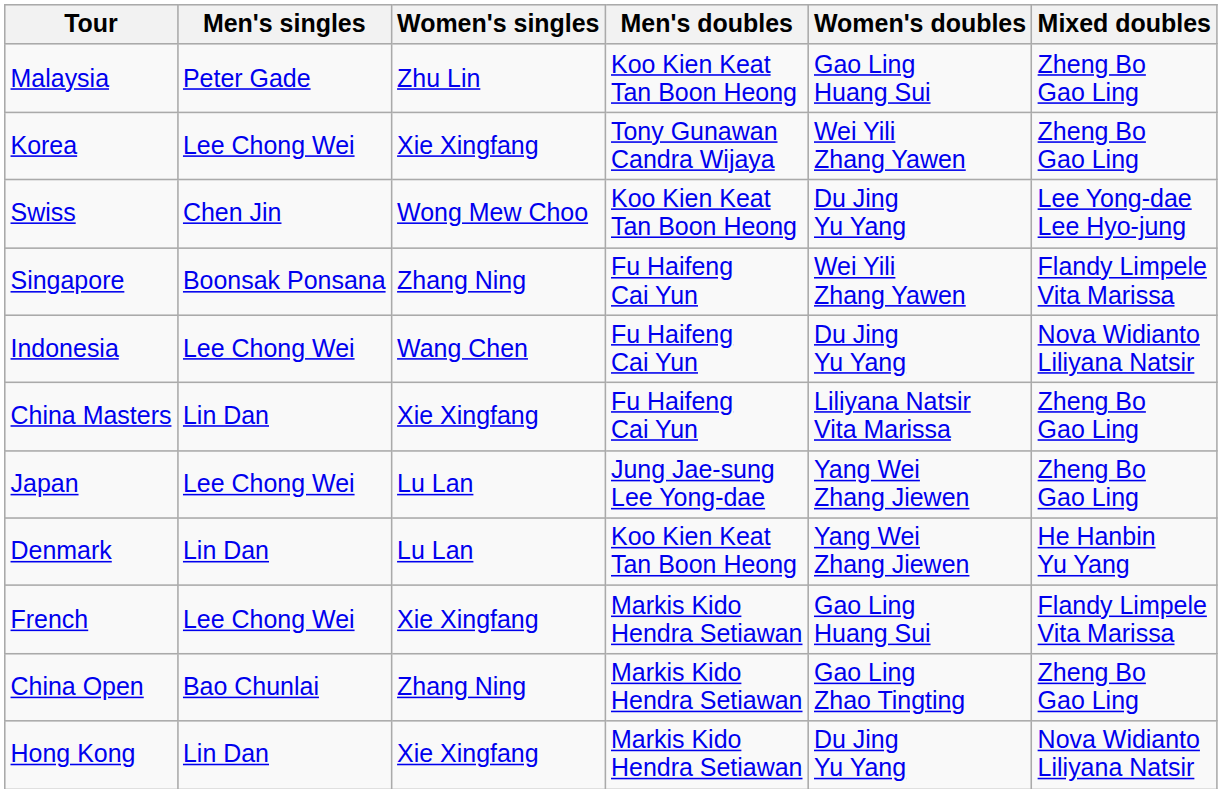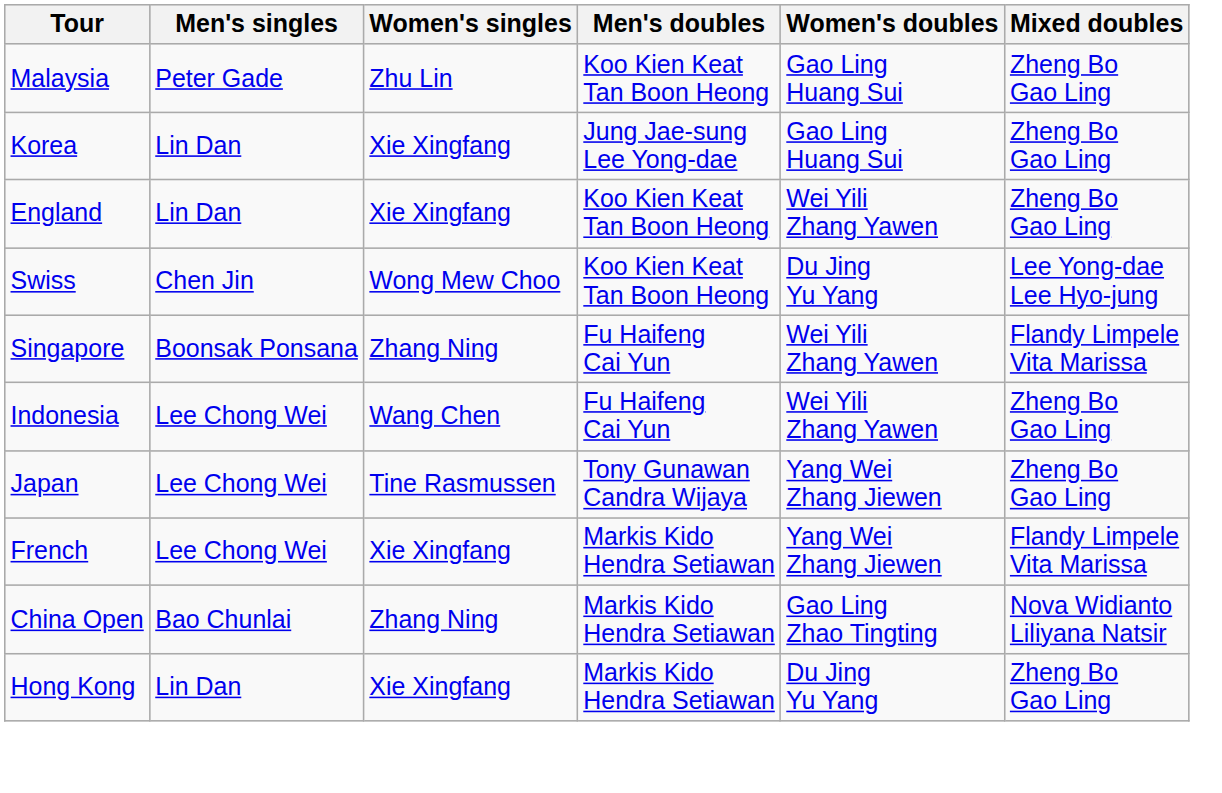(269, 145) Lee Chong Wei -> (198, 145) Lin Dan
(694, 145) Tony Gunawan Candra Wijaya -> (665, 145) Jung Jae-sung Lee Yong-dae
(890, 145) Wei Yili Zhang Yawen -> (845, 145) Gao Ling Huang Sui
+ row: (56, 213)
(860, 348) Du Jing Yu Yang -> (862, 416) Wei Yili Zhang Yawen
(1119, 348) Nova Widianto Liliyana Natsir -> (1064, 416) Zheng Bo Gao Ling
- row: (91, 416)
(435, 483) Lu Lan -> (463, 483) Tine Rasmussen
(693, 483) Jung Jae-sung Lee Yong-dae -> (667, 483) Tony Gunawan Candra Wijaya
- row: (61, 551)
(872, 619) Gao Ling Huang Sui -> (864, 551) Yang Wei Zhang Jiewen
(1092, 686) Zheng Bo Gao Ling -> (1091, 619) Nova Widianto Liliyana Natsir
(1119, 754) Nova Widianto Liliyana Natsir -> (1064, 686) Zheng Bo Gao Ling
